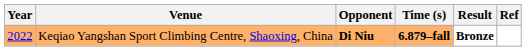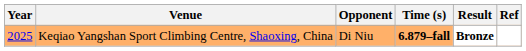(20, 35) 2022 -> (20, 35) 2025
(356, 35) bold -> (356, 35) normal
